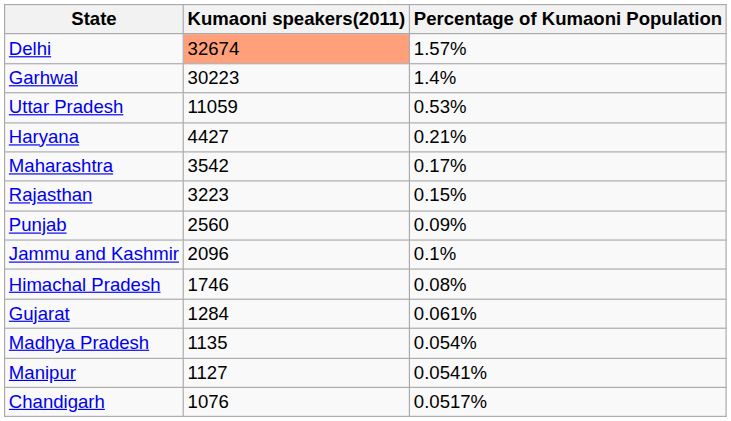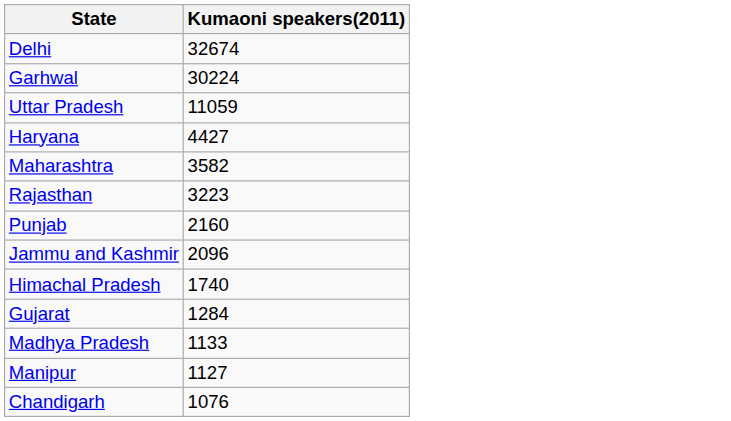- column: (568, 19)
(213, 48) lightsalmon background -> (213, 48) no background
(213, 78) 30223 -> (213, 78) 30224
(208, 166) 3542 -> (208, 166) 3582
(208, 225) 2560 -> (208, 225) 2160
(208, 284) 1746 -> (208, 284) 1740
(208, 343) 1135 -> (208, 343) 1133
